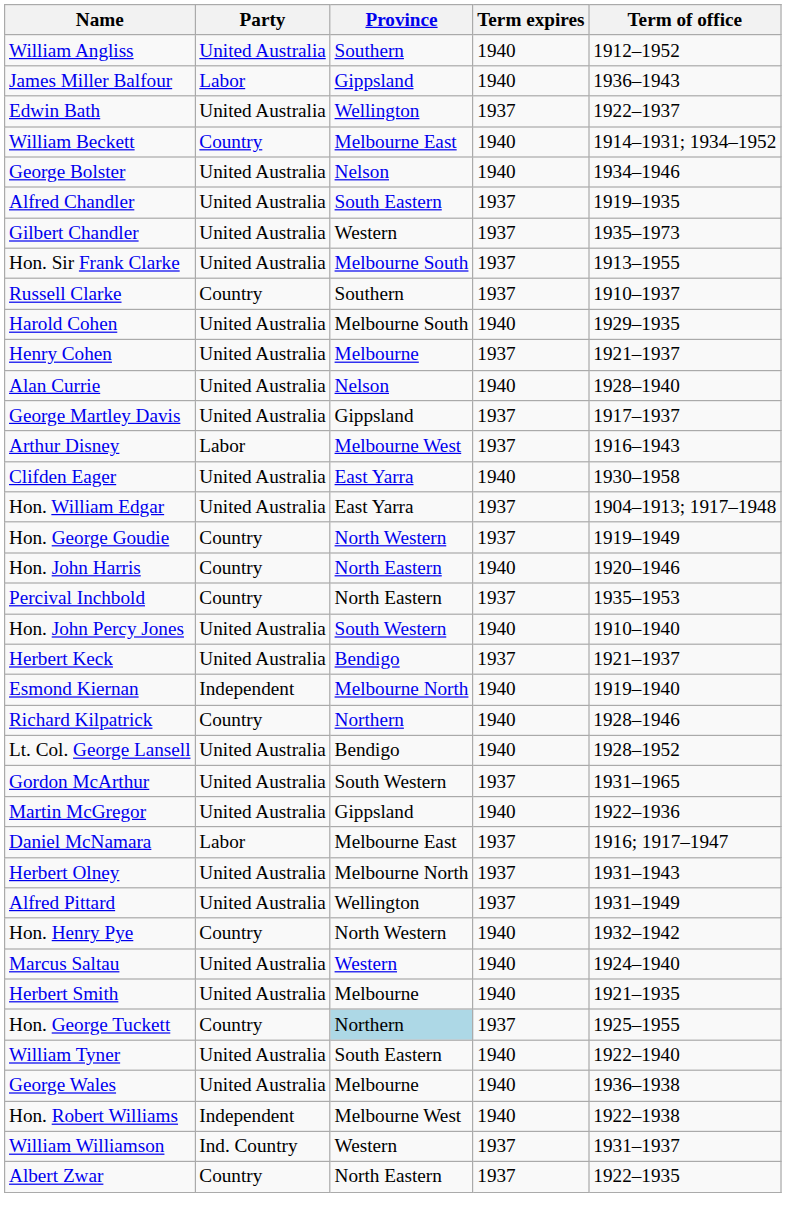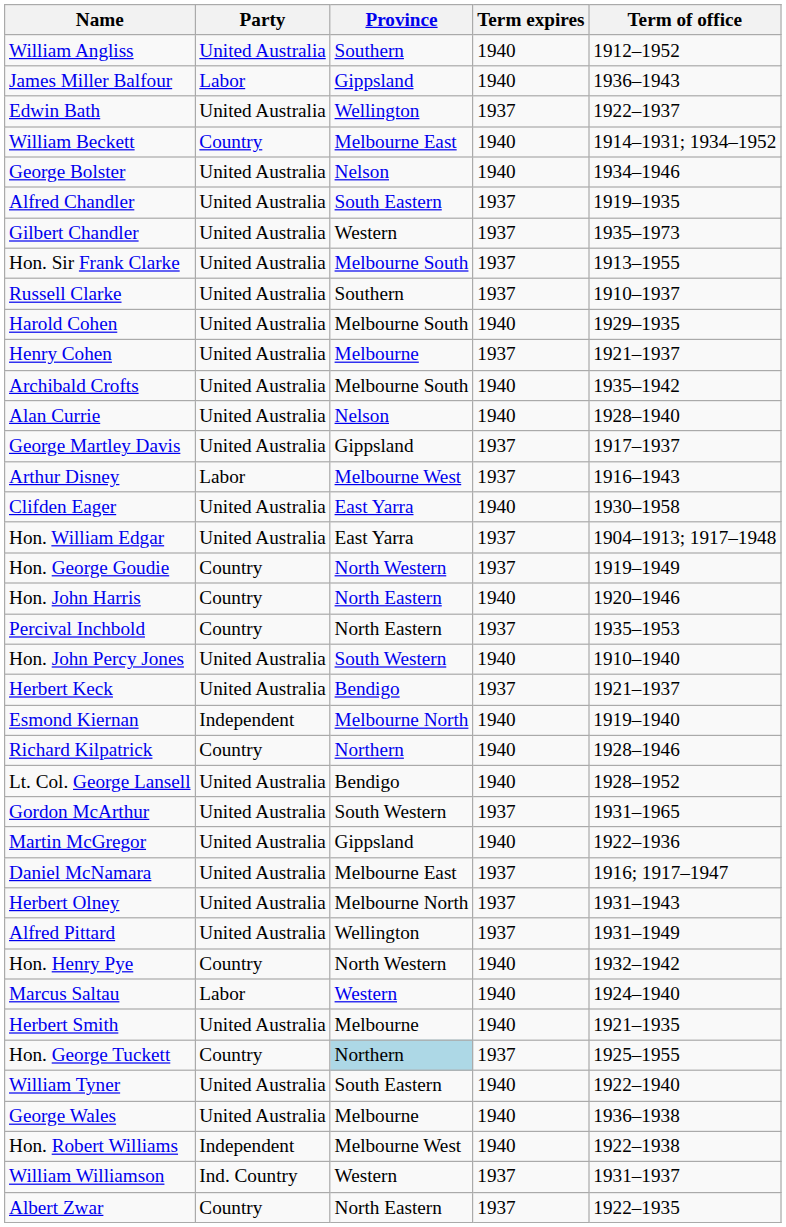(231, 293) Country -> (263, 293) United Australia
+ row: (74, 385)
(222, 841) Labor -> (263, 872) United Australia
(263, 963) United Australia -> (222, 994) Labor
